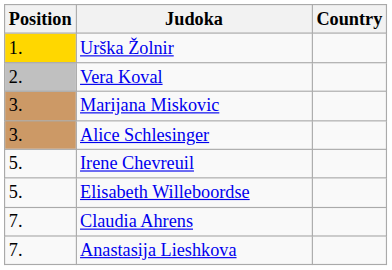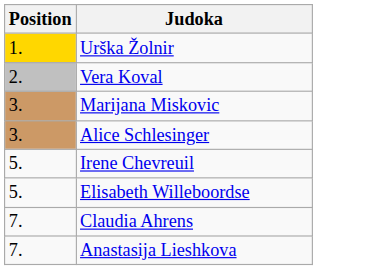- column: (349, 18)
